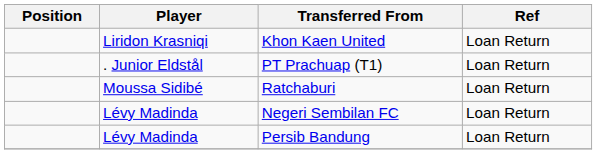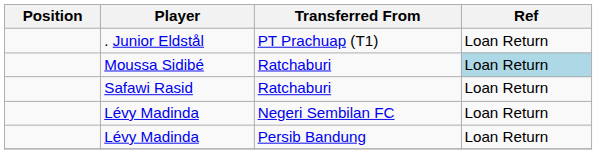- row: (155, 40)
(508, 88) no background -> (506, 64) lightblue background
+ row: (149, 88)
